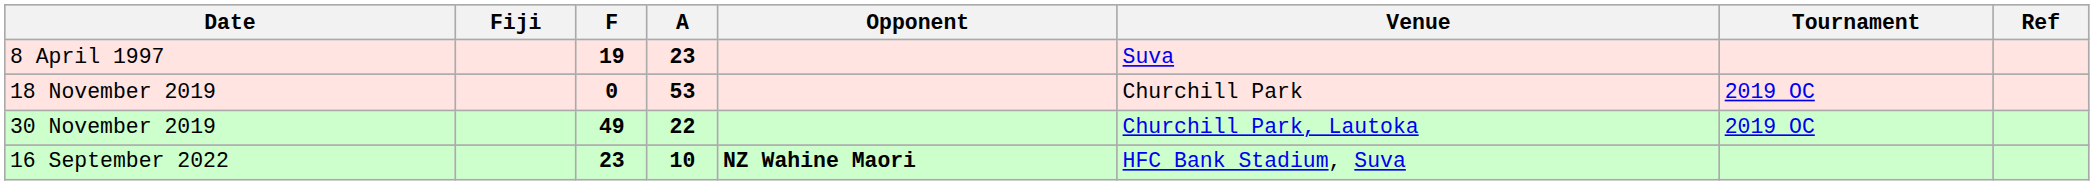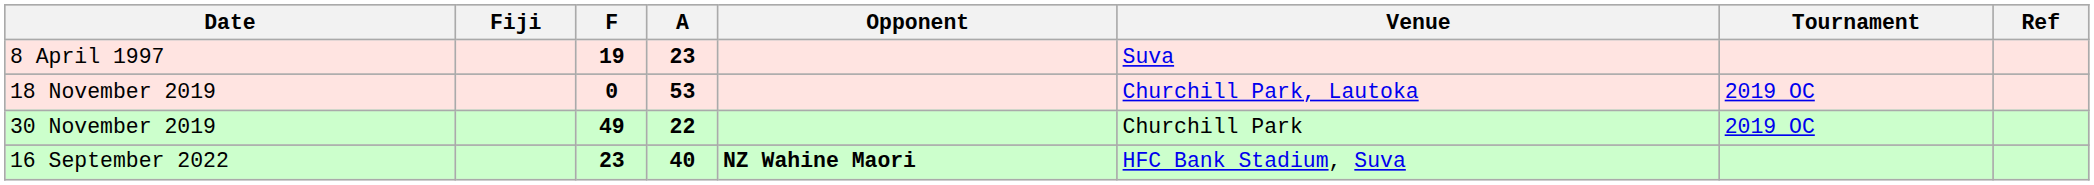(1213, 92) Churchill Park -> (1271, 92) Churchill Park, Lautoka
(1271, 127) Churchill Park, Lautoka -> (1213, 127) Churchill Park
(682, 162) 10 -> (682, 162) 40
